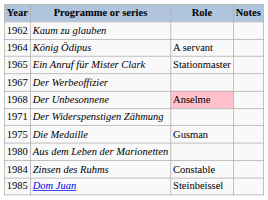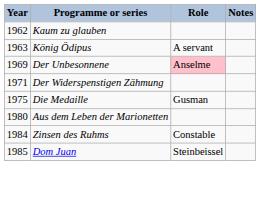(17, 48) 1964 -> (17, 48) 1963
- row: (89, 65)
- row: (70, 82)
(17, 100) 1968 -> (17, 65) 1969
